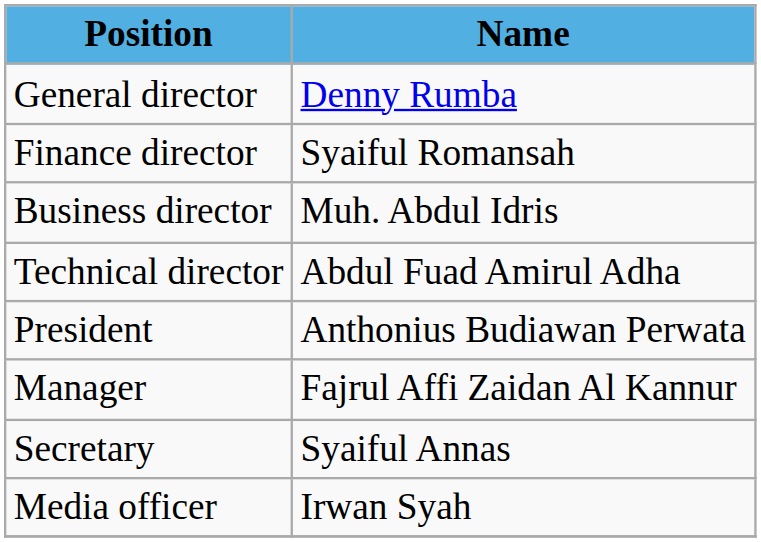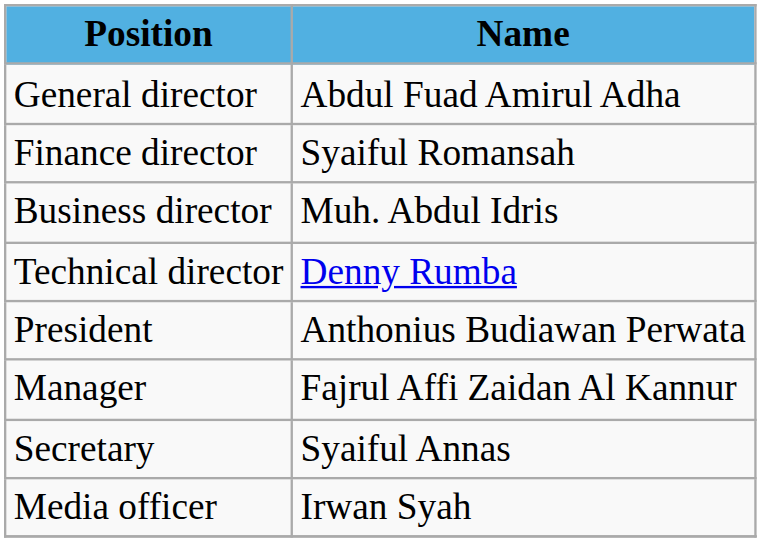(409, 93) Denny Rumba -> (491, 93) Abdul Fuad Amirul Adha
(491, 270) Abdul Fuad Amirul Adha -> (409, 270) Denny Rumba
